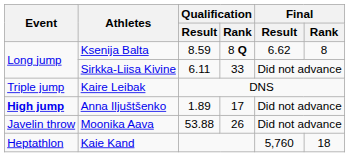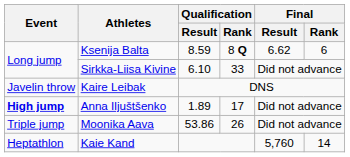(324, 51) 8 -> (324, 51) 6
(199, 69) 6.11 -> (199, 69) 6.10
(36, 88) Triple jump -> (41, 88) Javelin throw
(41, 125) Javelin throw -> (36, 125) Triple jump
(199, 125) 53.88 -> (199, 125) 53.86
(324, 143) 18 -> (324, 143) 14
